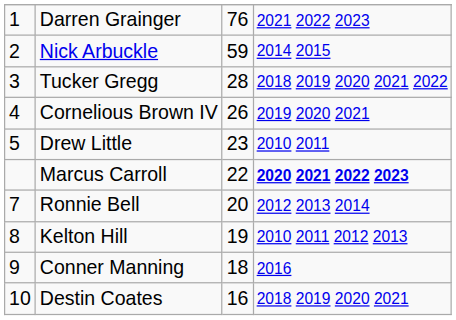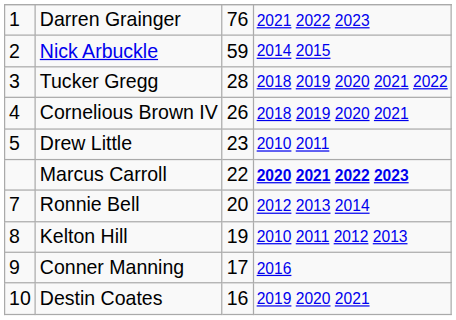(313, 113) 2019 2020 2021 -> (333, 113) 2018 2019 2020 2021
(238, 267) 18 -> (238, 267) 17
(333, 299) 2018 2019 2020 2021 -> (313, 299) 2019 2020 2021
